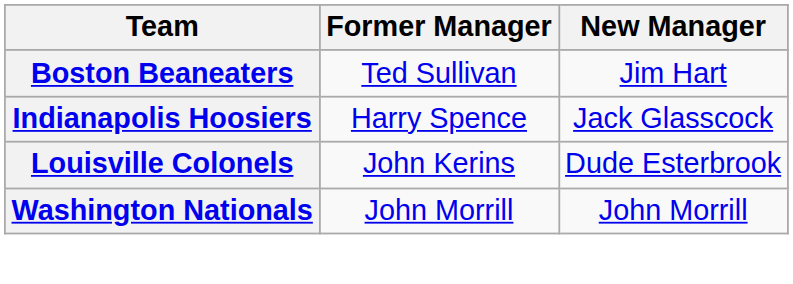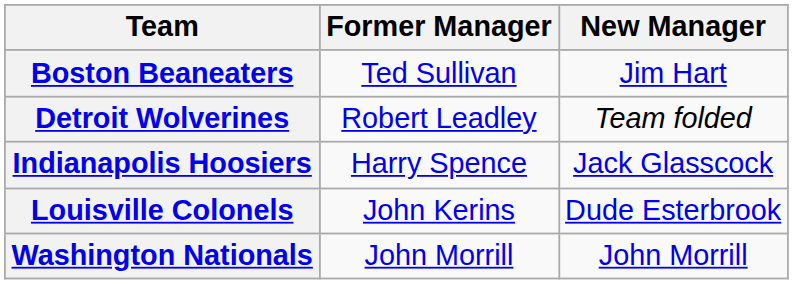+ row: (162, 118)
